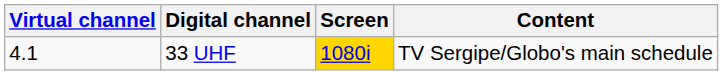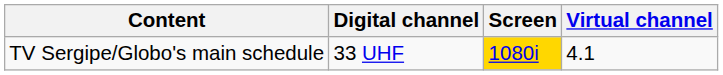columns swapped: (83, 20) <-> (555, 20)
